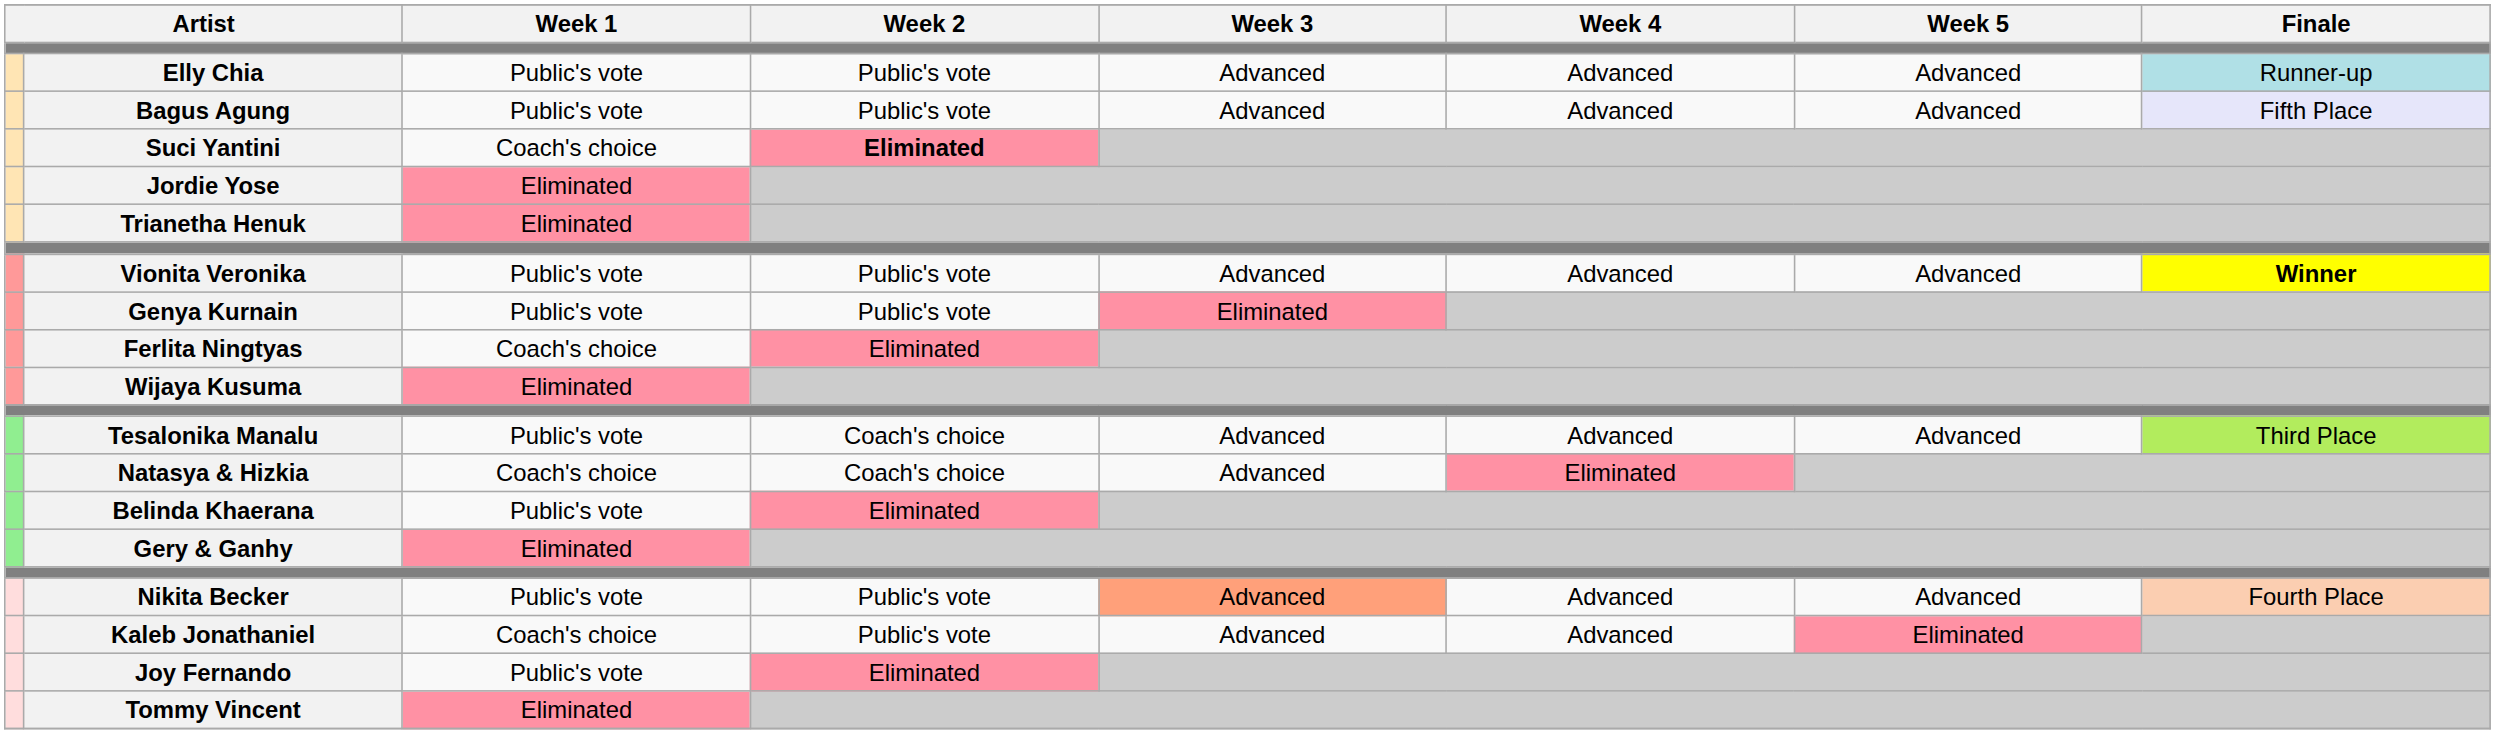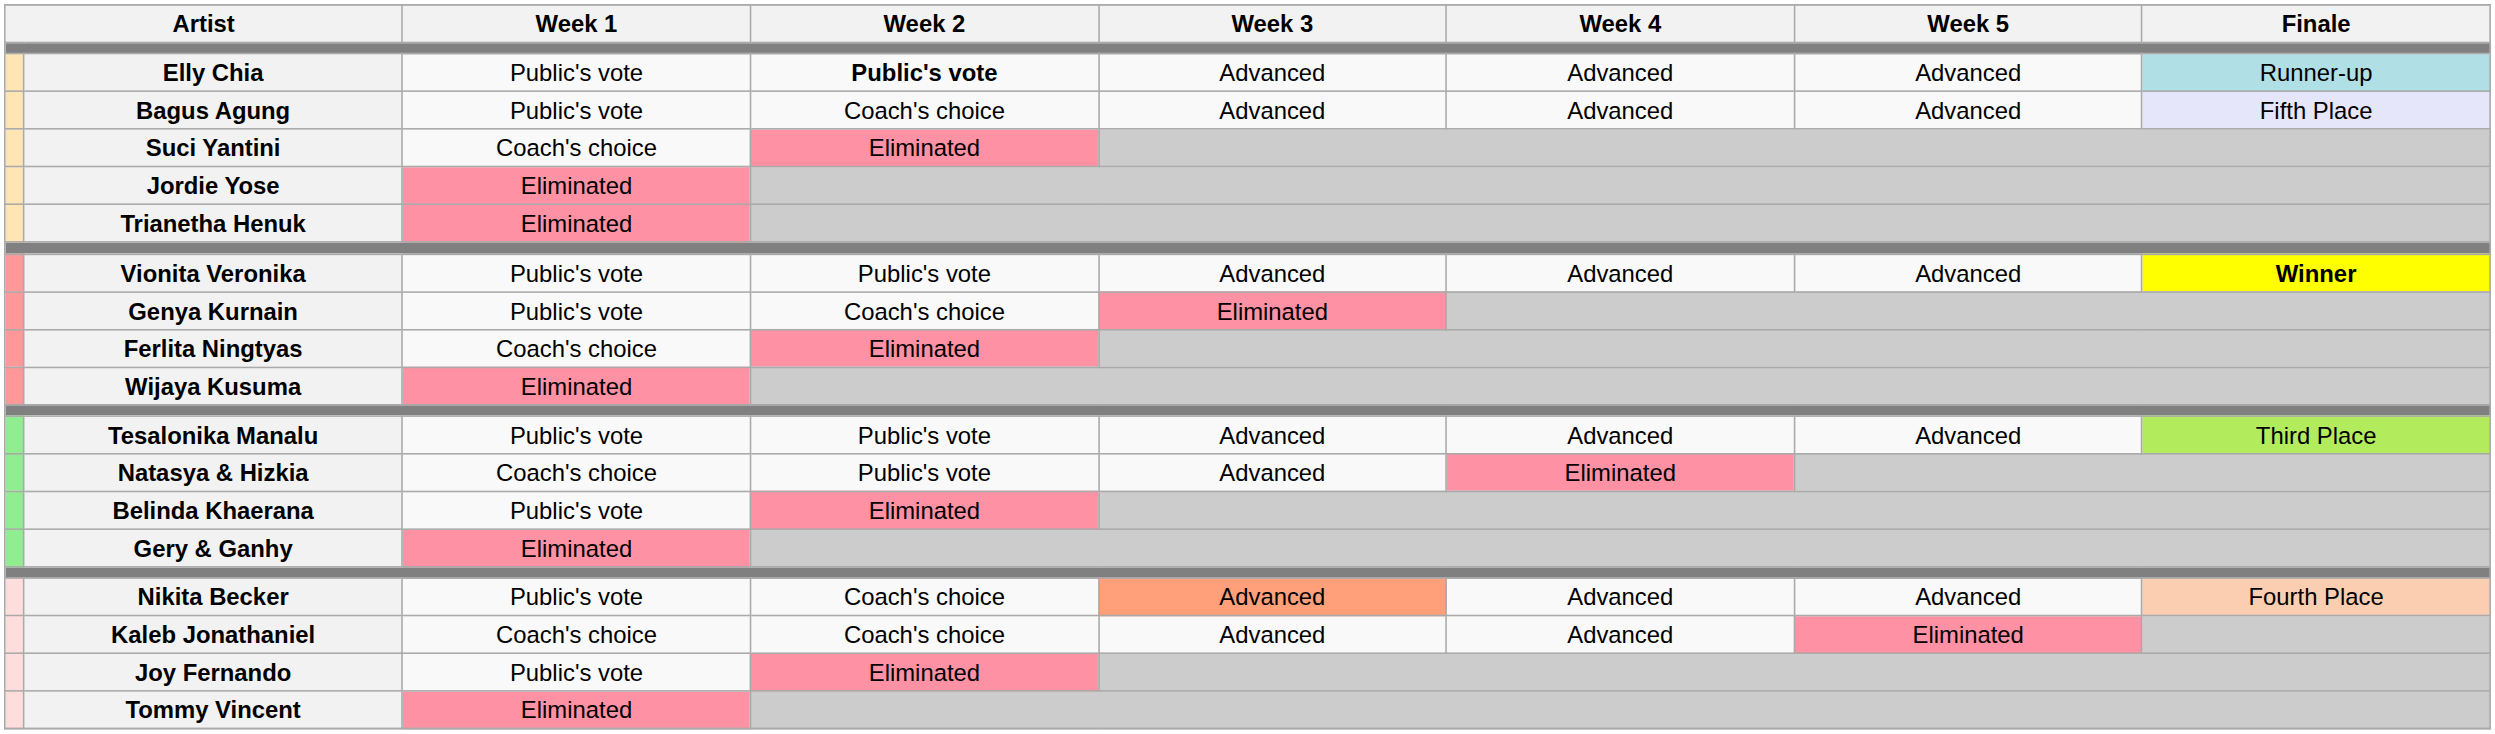(924, 73) normal -> (924, 73) bold
(924, 111) Public's vote -> (924, 111) Coach's choice
(924, 148) bold -> (924, 148) normal
(924, 310) Public's vote -> (924, 310) Coach's choice
(924, 435) Coach's choice -> (924, 435) Public's vote
(924, 473) Coach's choice -> (924, 473) Public's vote
(924, 597) Public's vote -> (924, 597) Coach's choice
(924, 635) Public's vote -> (924, 635) Coach's choice
